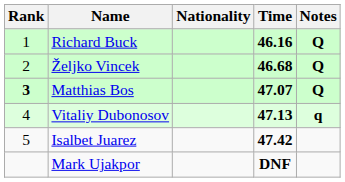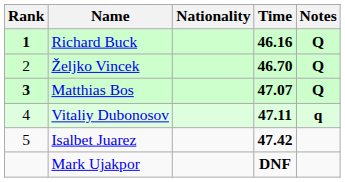(26, 41) normal -> (26, 41) bold
(275, 66) 46.68 -> (275, 66) 46.70
(275, 115) 47.13 -> (275, 115) 47.11
